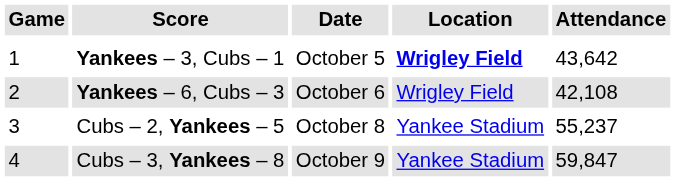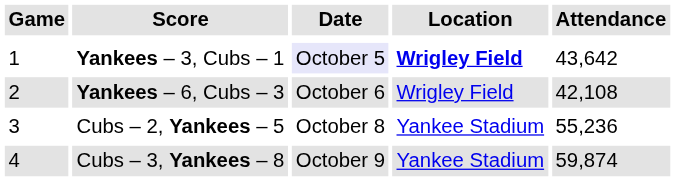(340, 58) no background -> (340, 58) lavender background
(587, 126) 55,237 -> (587, 126) 55,236
(587, 160) 59,847 -> (587, 160) 59,874
